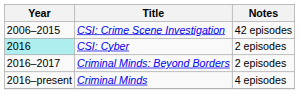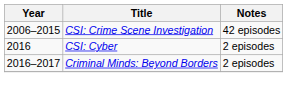(19, 47) paleturquoise background -> (19, 47) no background
- row: (112, 81)
